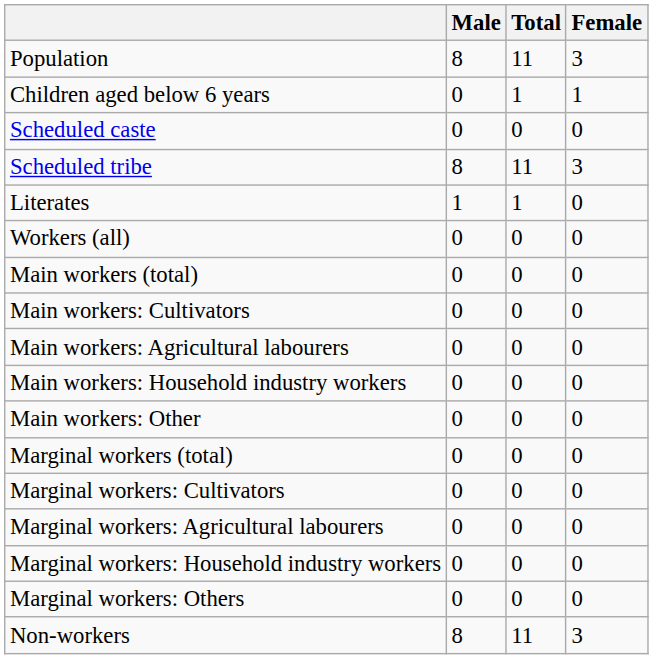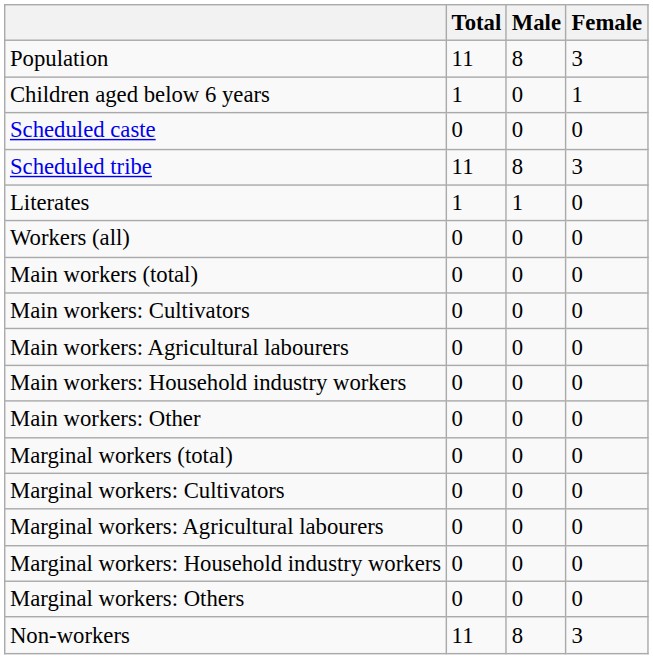columns swapped: (536, 22) <-> (476, 22)
